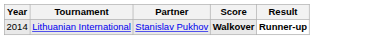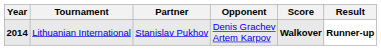+ column: (244, 12)
(17, 27) normal -> (17, 33) bold
